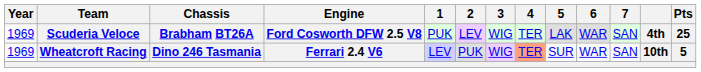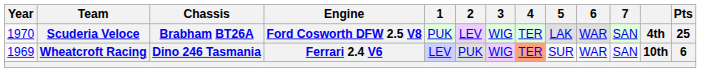(21, 33) 1969 -> (21, 33) 1970
(683, 53) 5 -> (683, 53) 6
